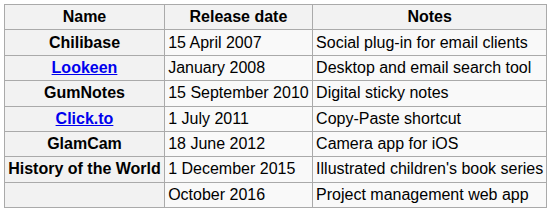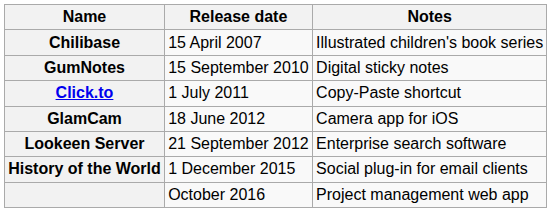(422, 42) Social plug-in for email clients -> (430, 42) Illustrated children's book series
- row: (84, 67)
+ row: (84, 144)
(430, 169) Illustrated children's book series -> (422, 169) Social plug-in for email clients
